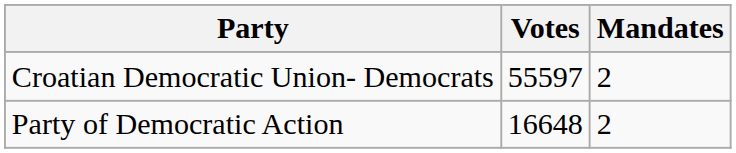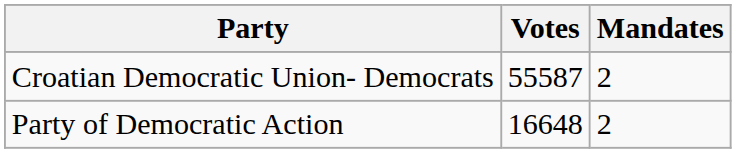(545, 76) 55597 -> (545, 76) 55587
